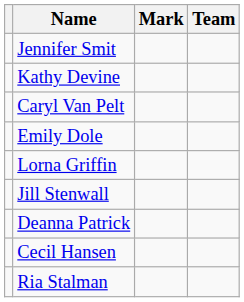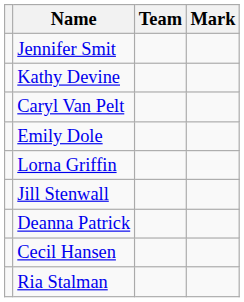columns swapped: (214, 19) <-> (161, 19)
